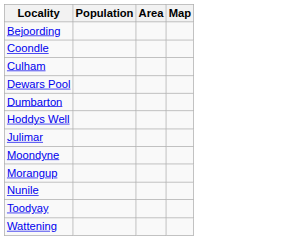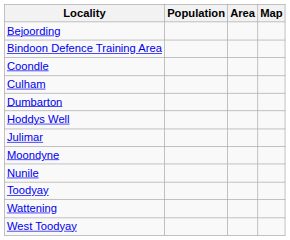+ row: (84, 48)
- row: (39, 84)
- row: (32, 173)
+ row: (42, 226)
